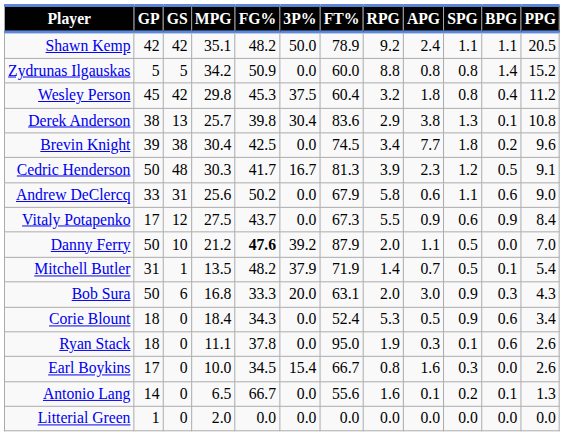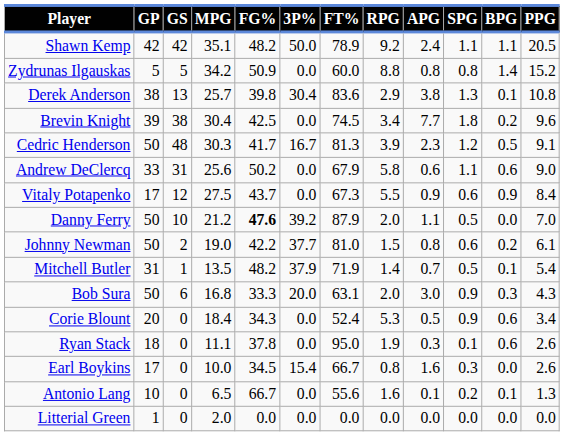- row: (84, 95)
+ row: (78, 244)
(152, 319) 18 -> (152, 319) 20
(152, 393) 14 -> (152, 393) 10
